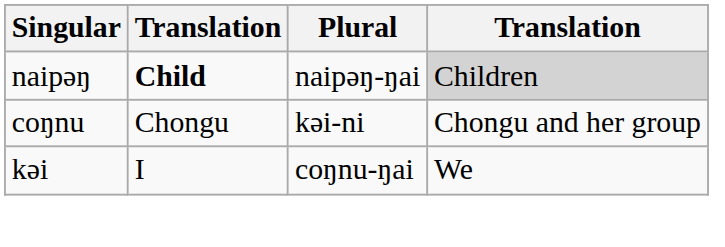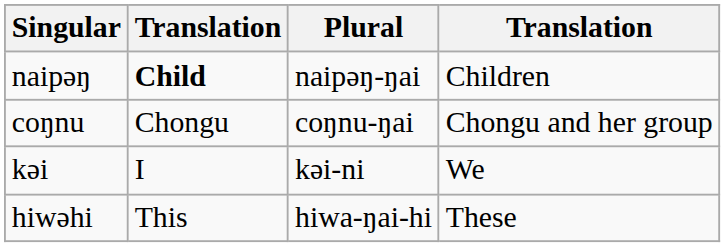(486, 75) lightgrey background -> (498, 75) no background
(330, 122) kəi-ni -> (354, 122) coŋnu-ŋai
(354, 169) coŋnu-ŋai -> (330, 169) kəi-ni
+ row: (52, 216)
